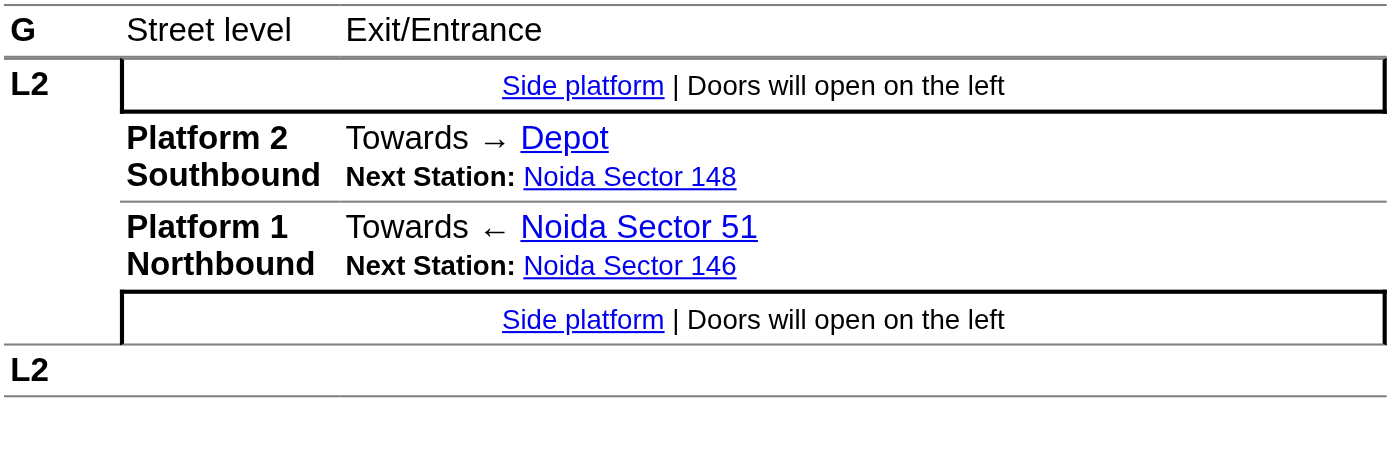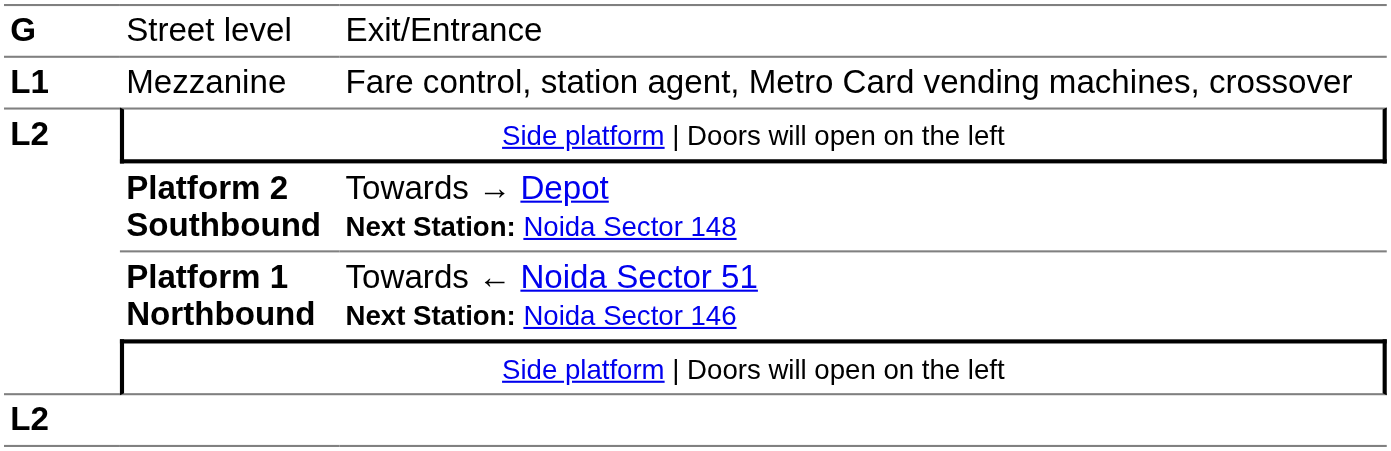+ row: (206, 82)
